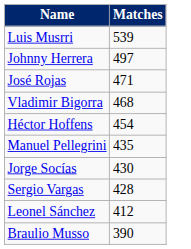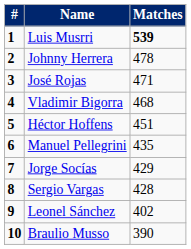+ column: (14, 15)
(123, 37) normal -> (143, 37) bold
(123, 59) 497 -> (143, 59) 478
(123, 124) 454 -> (143, 124) 451
(123, 168) 430 -> (143, 168) 429
(123, 211) 412 -> (143, 211) 402
